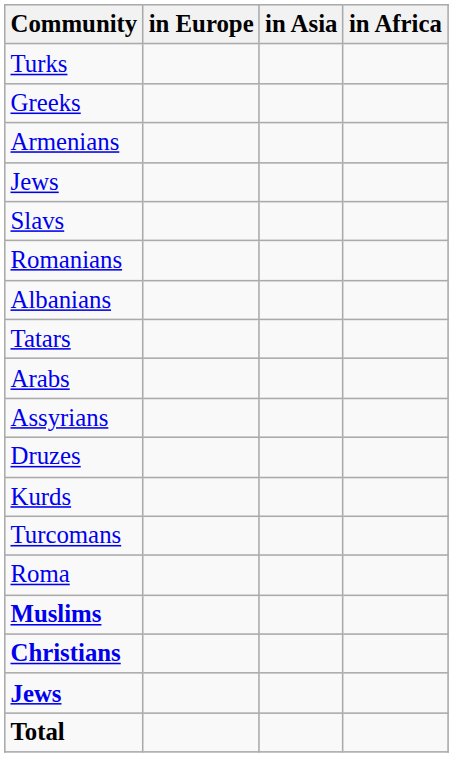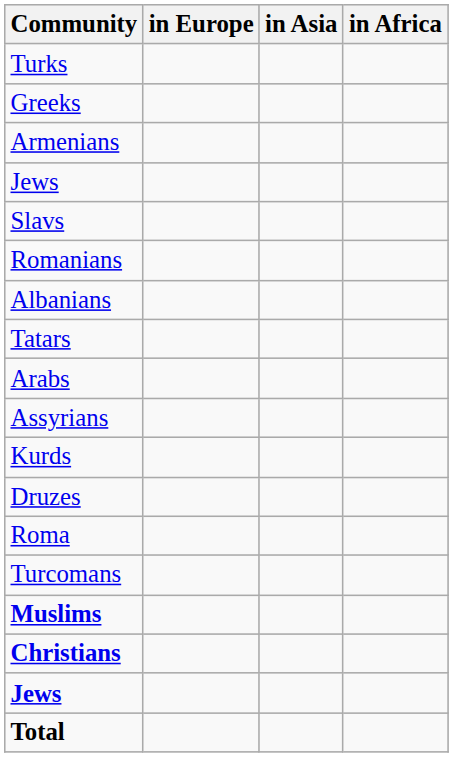rows swapped: (46, 456) <-> (41, 496)
rows swapped: (66, 535) <-> (40, 574)
